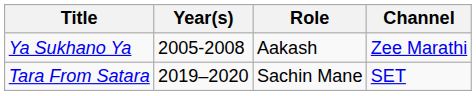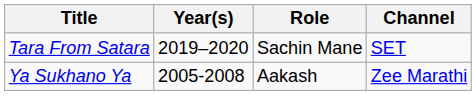rows swapped: (70, 47) <-> (79, 76)
